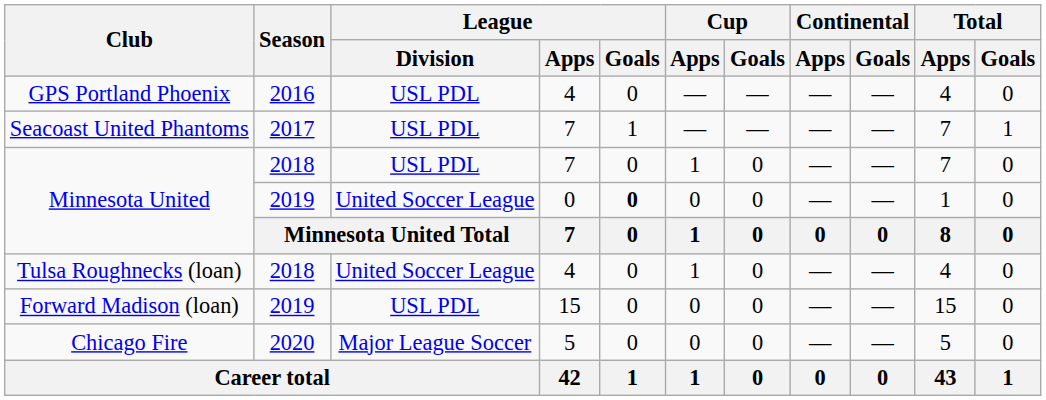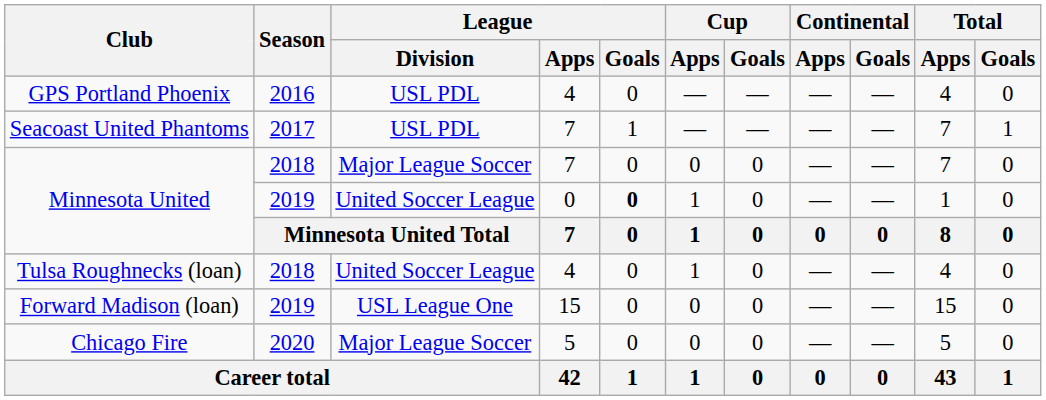(435, 164) USL PDL -> (435, 164) Major League Soccer
(695, 164) 1 -> (695, 164) 0
(695, 199) 0 -> (695, 199) 1
(435, 306) USL PDL -> (435, 306) USL League One
